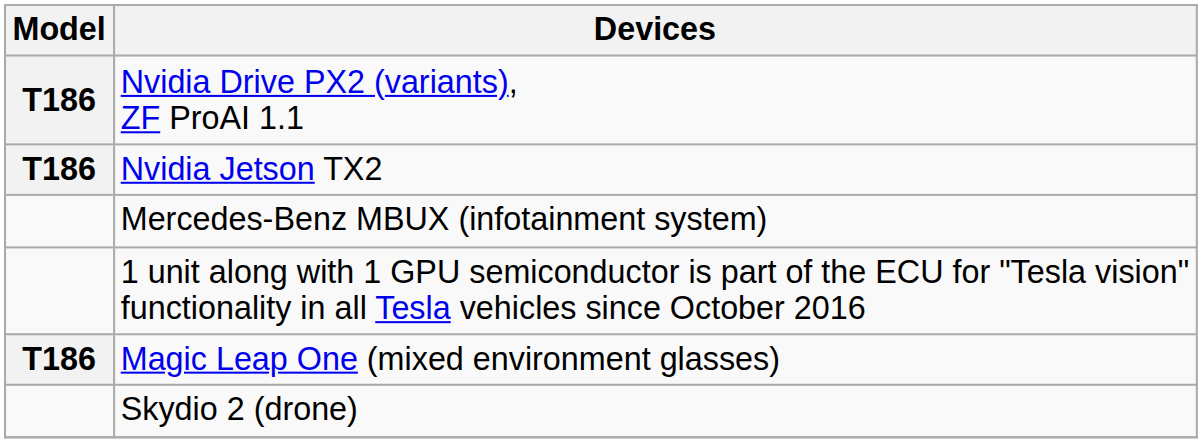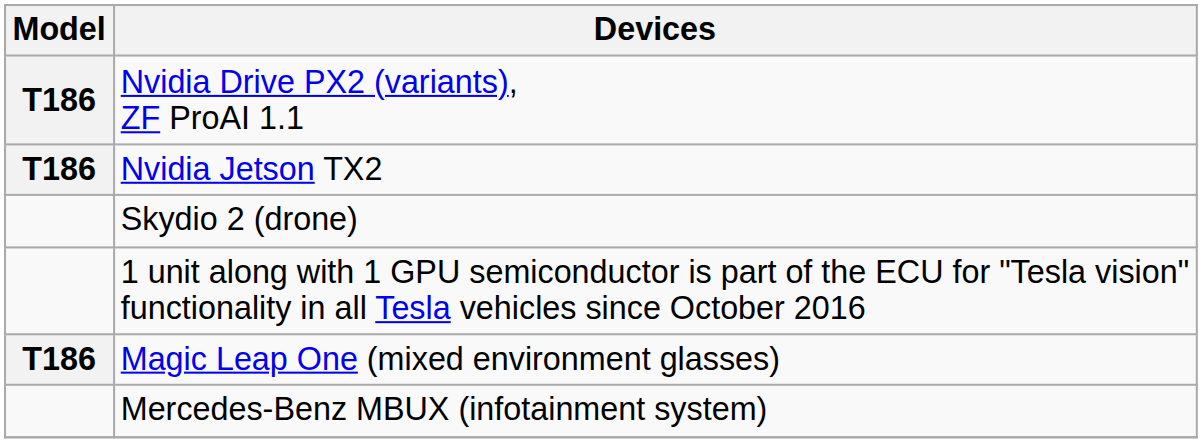rows swapped: (444, 220) <-> (239, 410)
